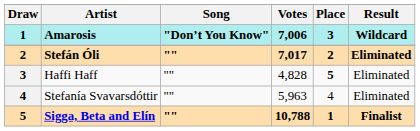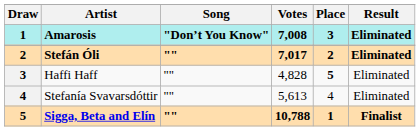(292, 34) 7,006 -> (292, 34) 7,008
(381, 34) Wildcard -> (381, 34) Eliminated
(292, 95) 5,963 -> (292, 95) 5,613
